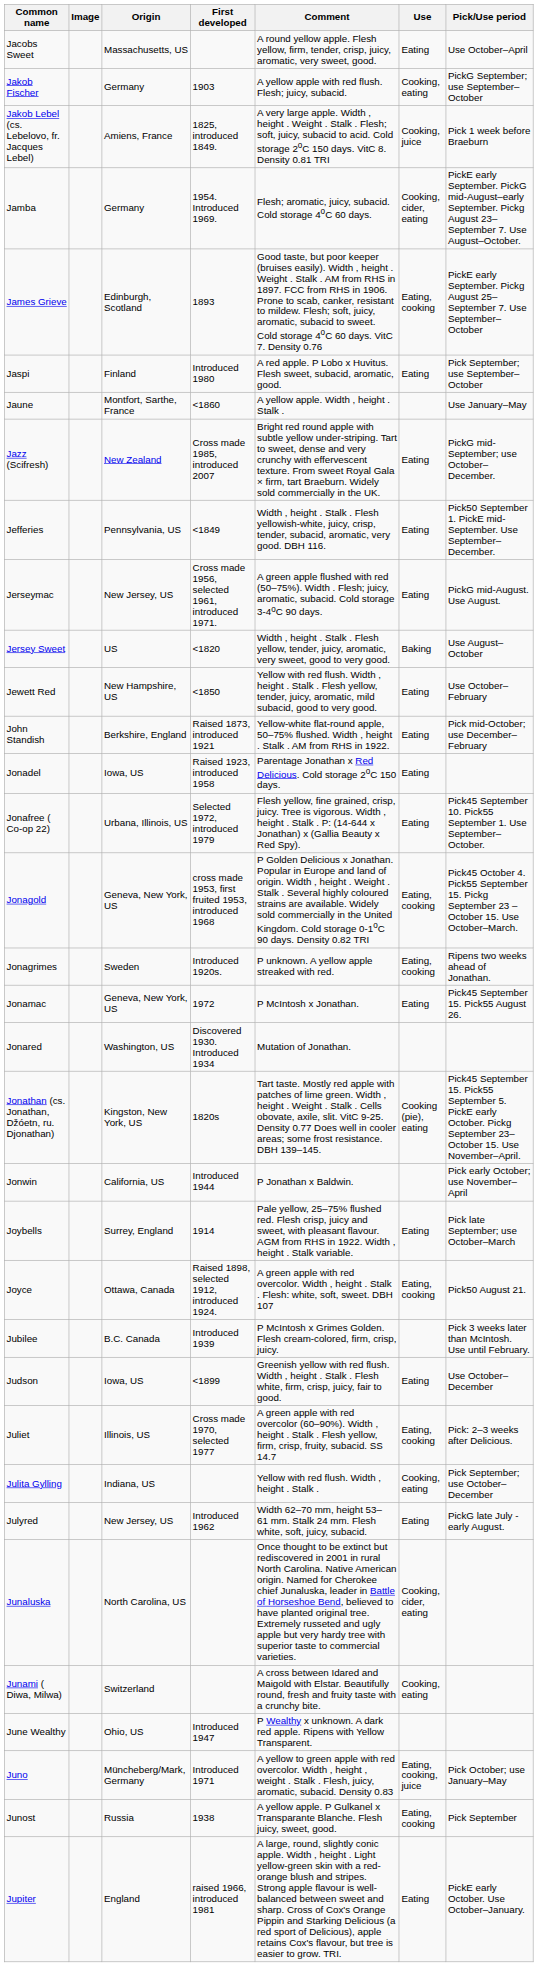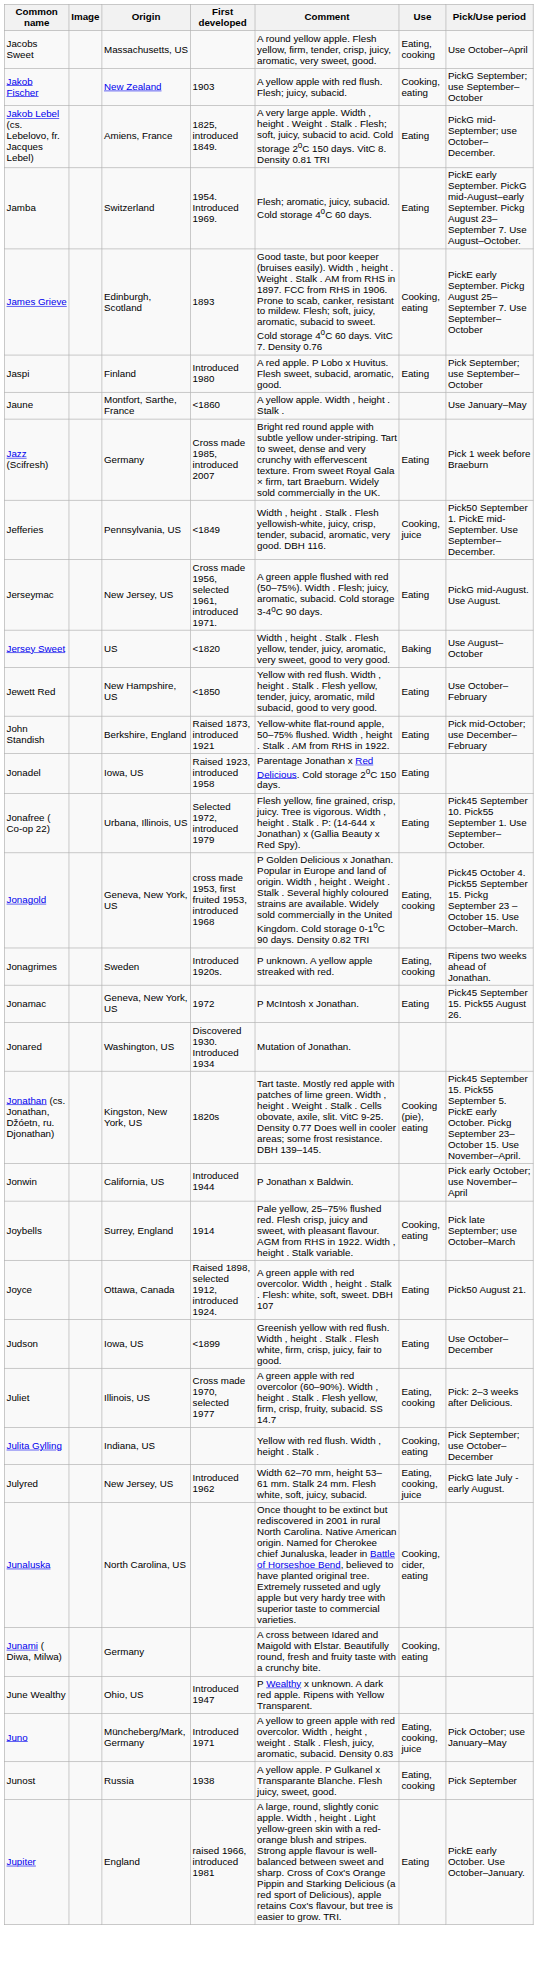(415, 49) Eating -> (418, 49) Eating, cooking
(124, 87) Germany -> (133, 87) New Zealand
(421, 136) Cooking, juice -> (415, 136) Eating
(489, 136) Pick 1 week before Braeburn -> (482, 136) PickG mid-September; use October–December.
(124, 208) Germany -> (129, 208) Switzerland
(421, 208) Cooking, cider, eating -> (415, 208) Eating
(418, 302) Eating, cooking -> (421, 302) Cooking, eating
(133, 459) New Zealand -> (124, 459) Germany
(482, 459) PickG mid-September; use October–December. -> (489, 459) Pick 1 week before Braeburn
(415, 530) Eating -> (421, 530) Cooking, juice
(415, 1230) Eating -> (421, 1230) Cooking, eating
(418, 1290) Eating, cooking -> (415, 1290) Eating
- row: (22, 1338)
(415, 1521) Eating -> (420, 1483) Eating, cooking, juice
(129, 1689) Switzerland -> (124, 1652) Germany
